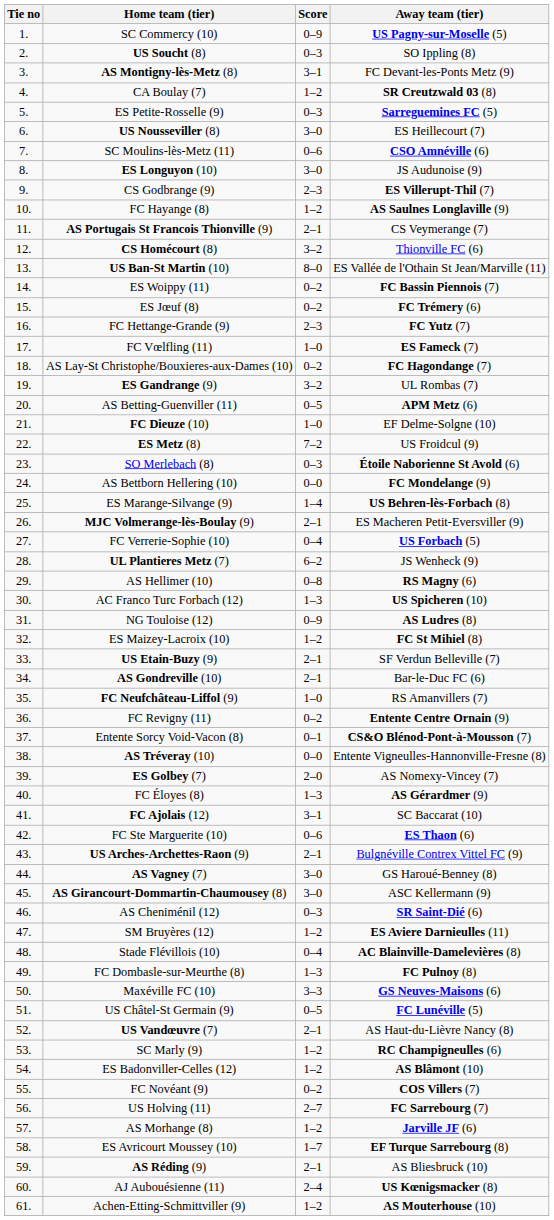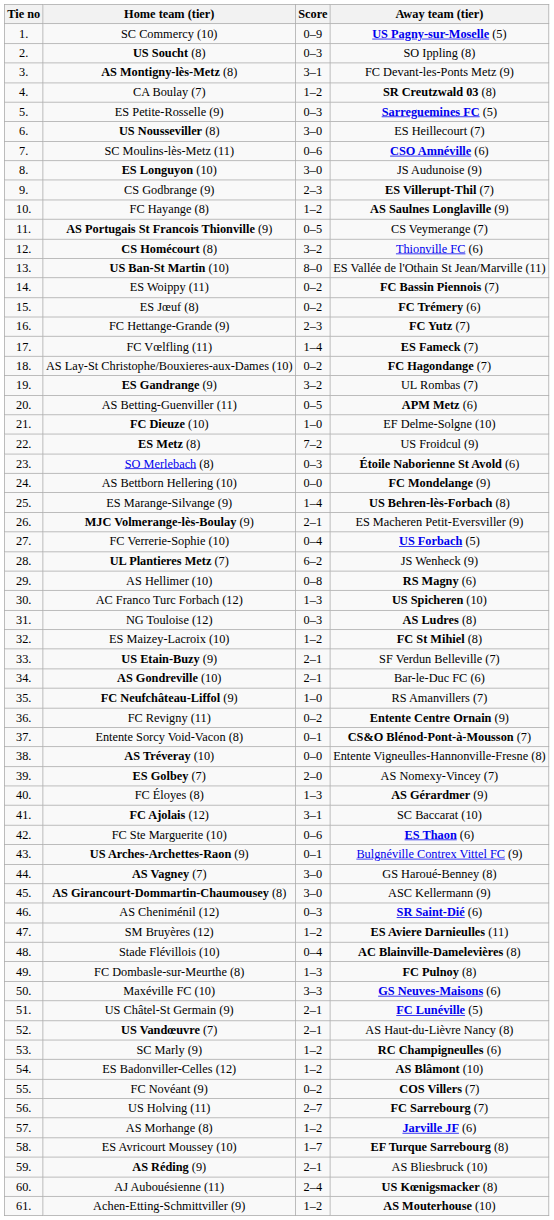(313, 229) 2–1 -> (313, 229) 0–5
(313, 346) 1–0 -> (313, 346) 1–4
(313, 619) 0–9 -> (313, 619) 0–3
(313, 854) 2–1 -> (313, 854) 0–1
(313, 1010) 0–5 -> (313, 1010) 2–1
